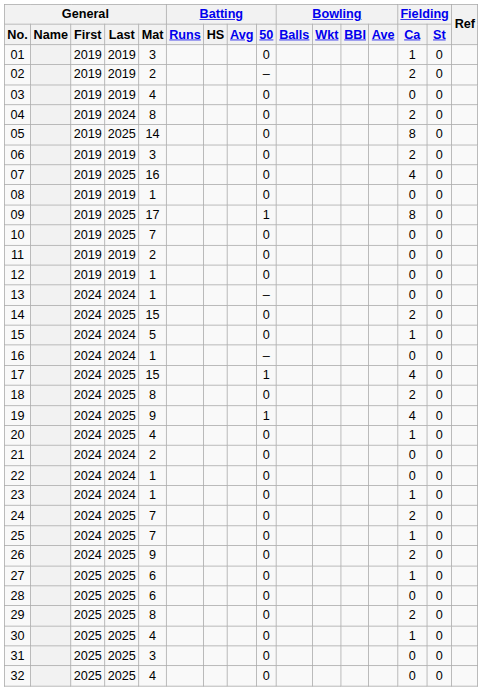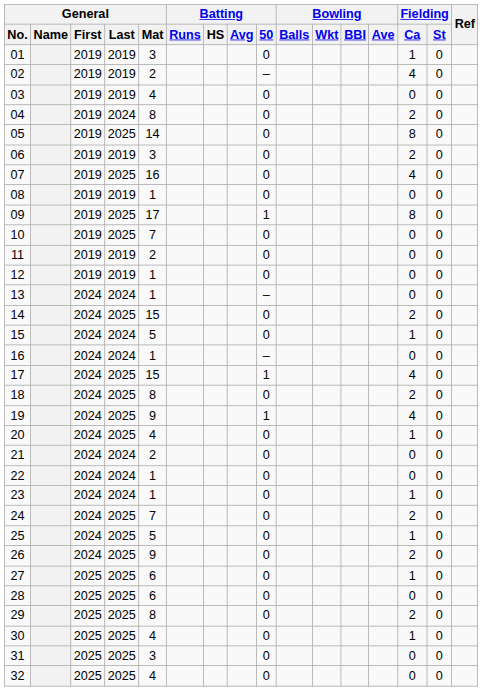(412, 74) 2 -> (412, 74) 4
(153, 535) 7 -> (153, 535) 5
